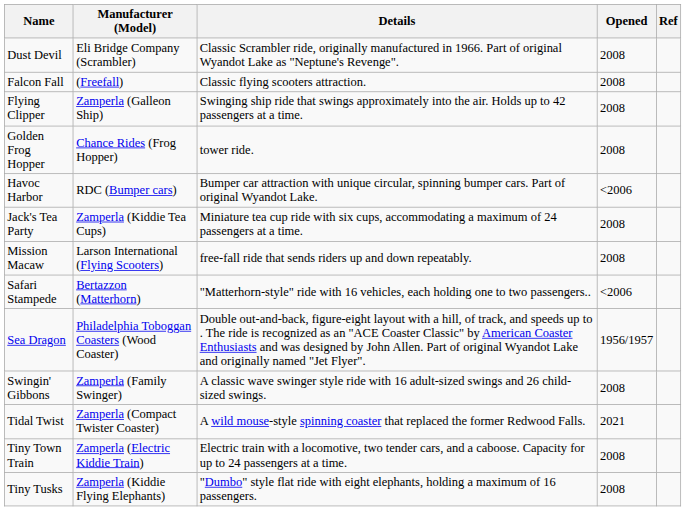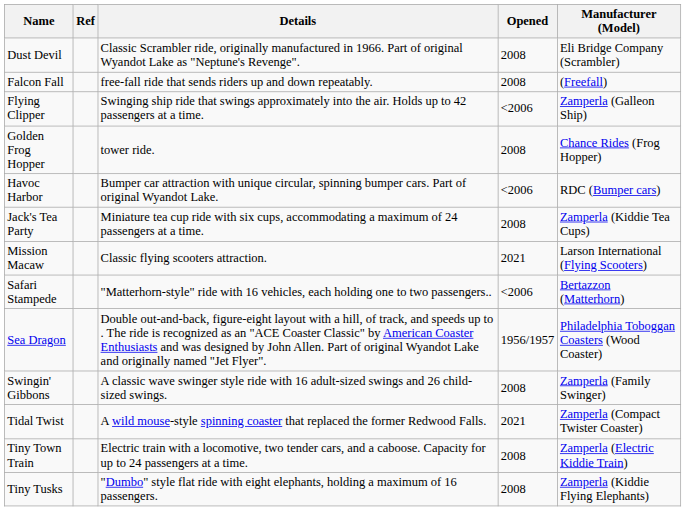columns swapped: (135, 21) <-> (668, 21)
(283, 82) Classic flying scooters attraction. -> (237, 82) free-fall ride that sends riders up and down repeatably.
(612, 108) 2008 -> (517, 108) <2006
(336, 258) free-fall ride that sends riders up and down repeatably. -> (184, 258) Classic flying scooters attraction.
(612, 258) 2008 -> (513, 258) 2021
